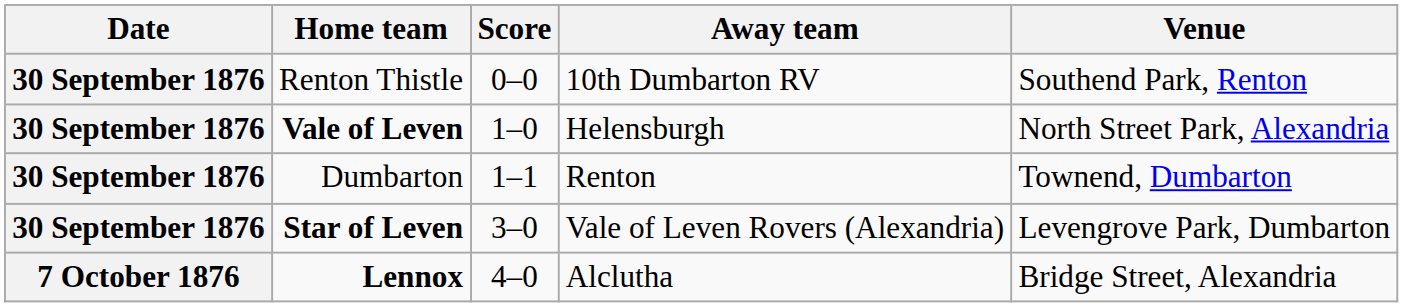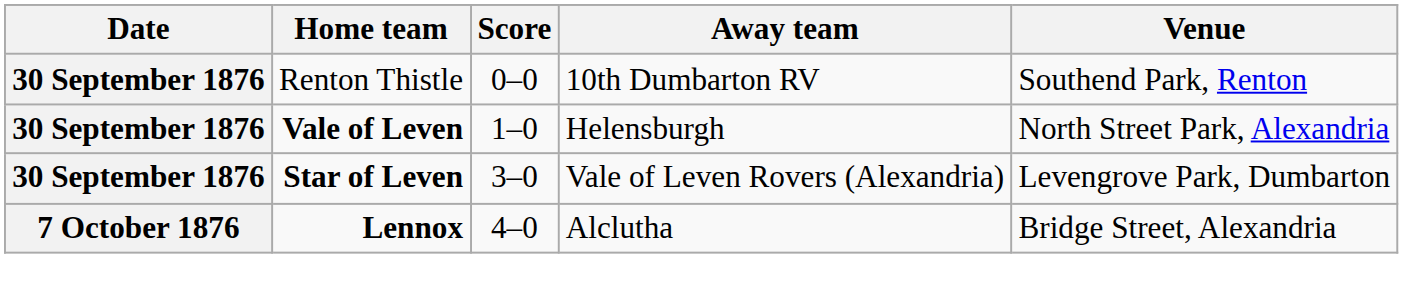- row: (392, 177)
